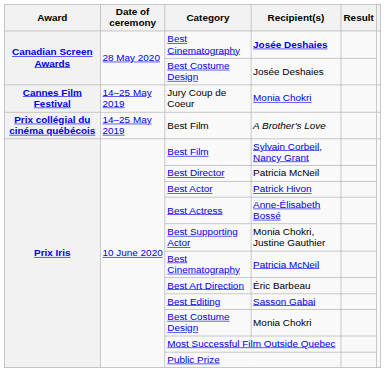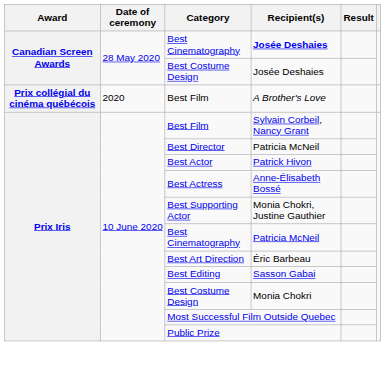- row: (52, 98)
(127, 125) 14–25 May 2019 -> (114, 98) 2020
